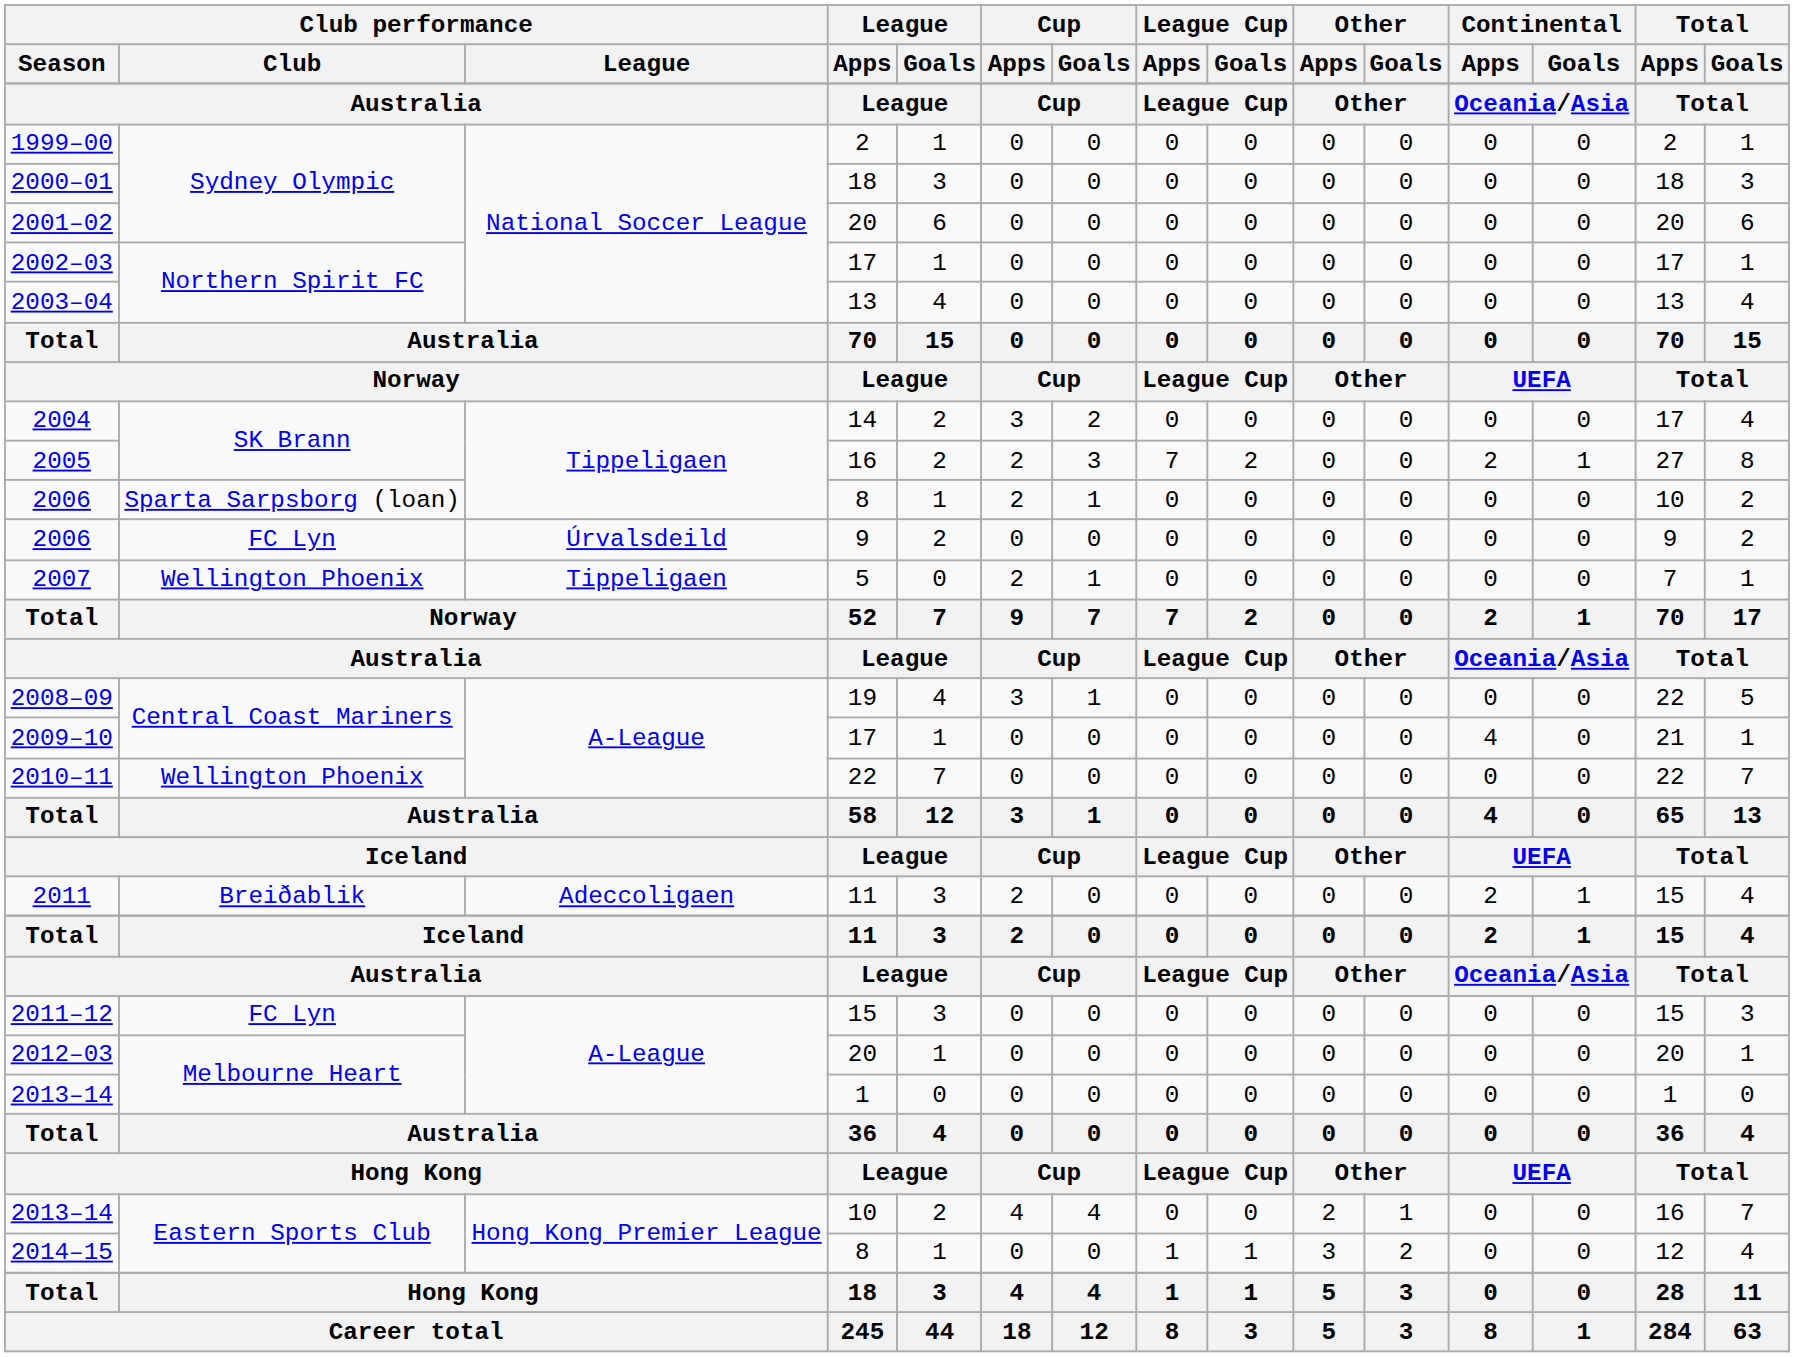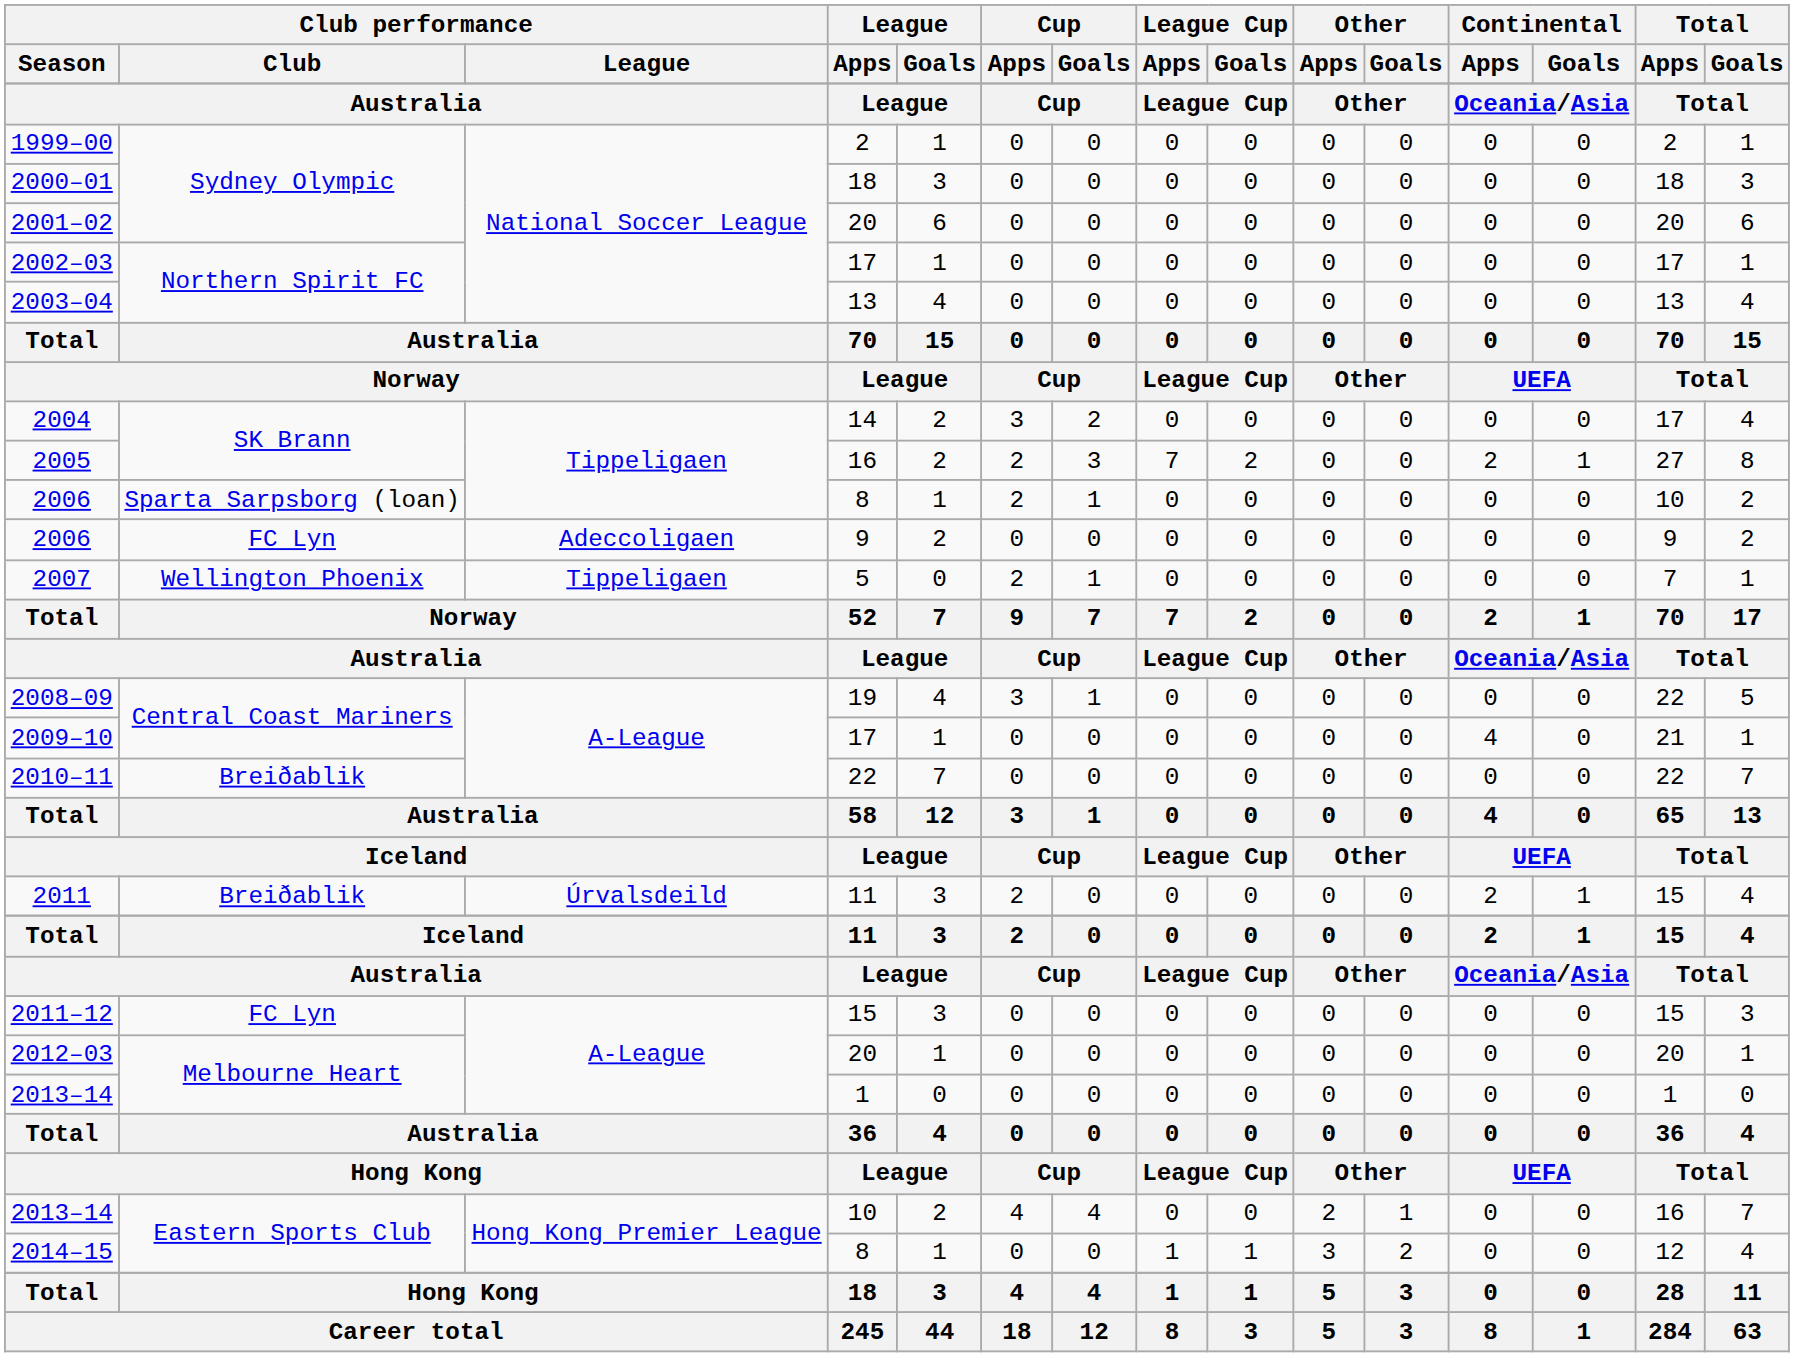(647, 540) Úrvalsdeild -> (647, 540) Adeccoligaen
(292, 778) Wellington Phoenix -> (292, 778) Breiðablik
(647, 896) Adeccoligaen -> (647, 896) Úrvalsdeild
